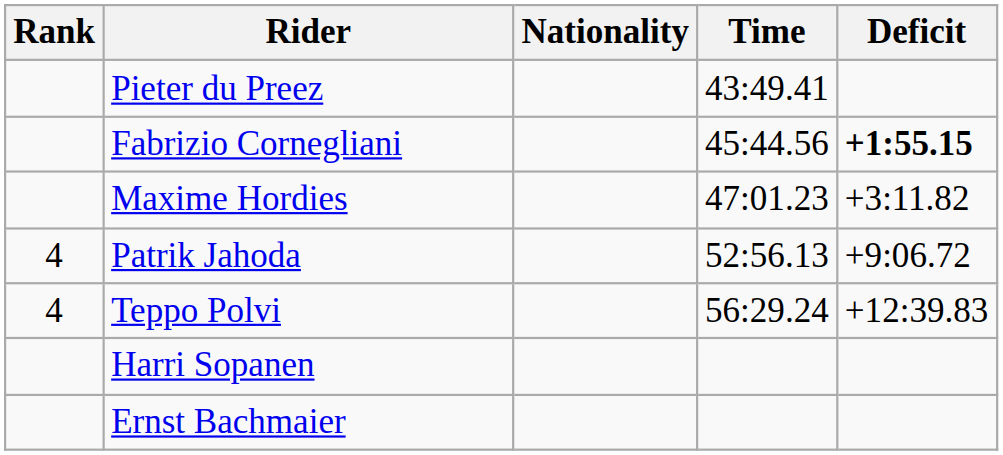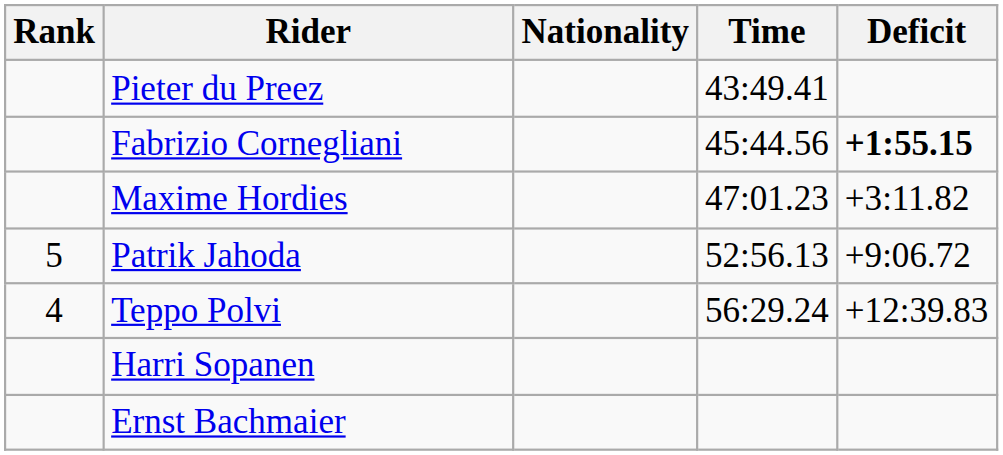(54, 254) 4 -> (54, 254) 5
